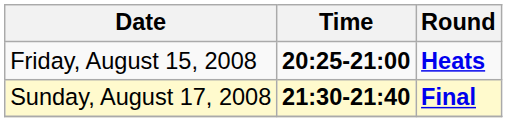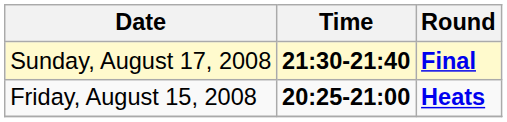rows swapped: (133, 60) <-> (141, 97)
